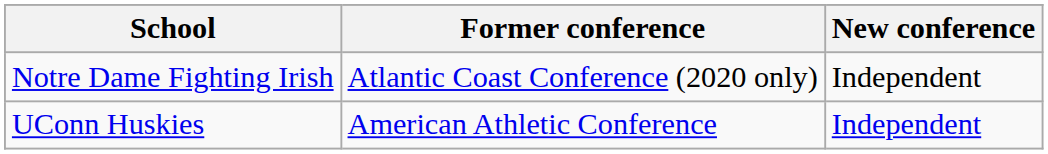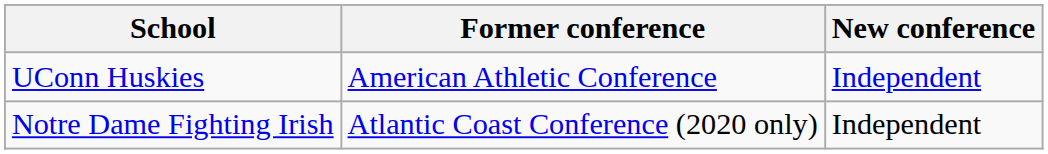rows swapped: (108, 124) <-> (173, 76)
